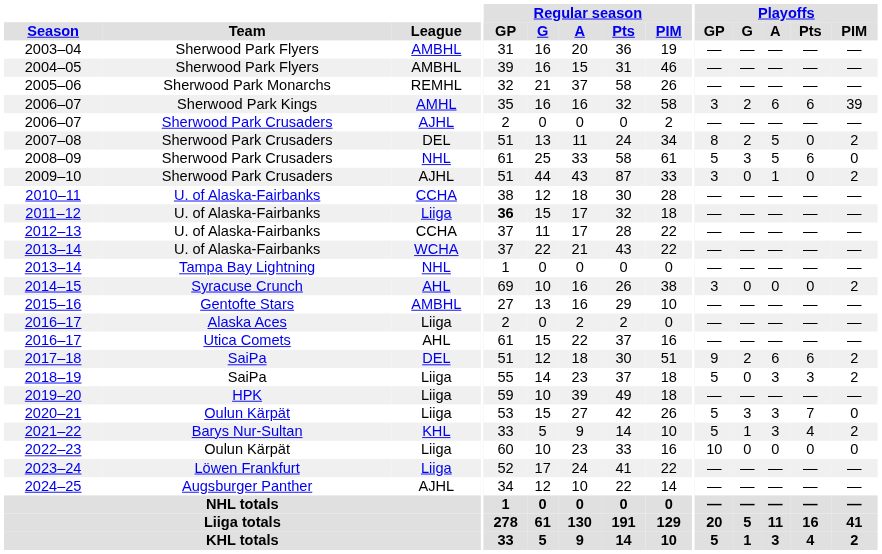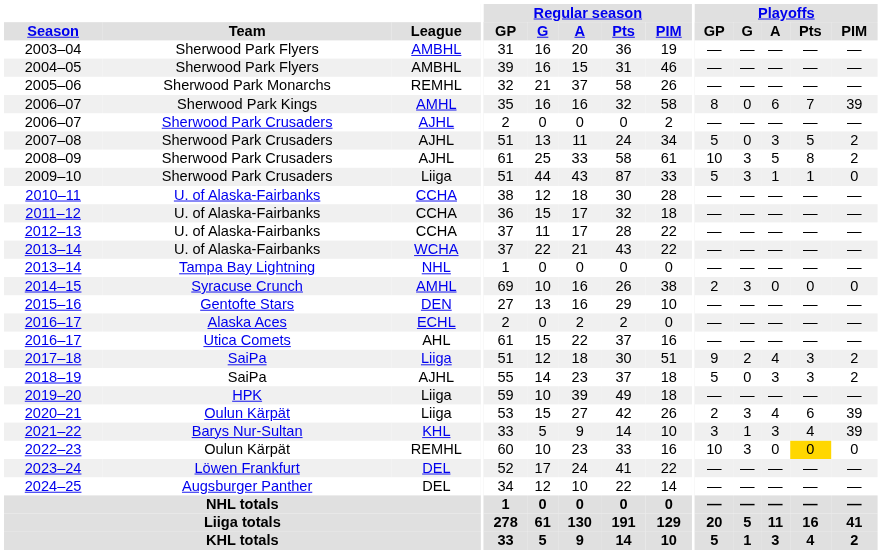(714, 104) 3 -> (714, 104) 8
(747, 104) 2 -> (747, 104) 0
(810, 104) 6 -> (810, 104) 7
(436, 140) DEL -> (436, 140) AJHL
(714, 140) 8 -> (714, 140) 5
(747, 140) 2 -> (747, 140) 0
(775, 140) 5 -> (775, 140) 3
(810, 140) 0 -> (810, 140) 5
(436, 158) NHL -> (436, 158) AJHL
(714, 158) 5 -> (714, 158) 10
(810, 158) 6 -> (810, 158) 8
(854, 158) 0 -> (854, 158) 2
(436, 176) AJHL -> (436, 176) Liiga
(714, 176) 3 -> (714, 176) 5
(747, 176) 0 -> (747, 176) 3
(810, 176) 0 -> (810, 176) 1
(854, 176) 2 -> (854, 176) 0
(436, 213) Liiga -> (436, 213) CCHA
(506, 213) bold -> (506, 213) normal
(436, 286) AHL -> (436, 286) AMHL
(714, 286) 3 -> (714, 286) 2
(747, 286) 0 -> (747, 286) 3
(854, 286) 2 -> (854, 286) 0
(436, 304) AMBHL -> (436, 304) DEN
(436, 322) Liiga -> (436, 322) ECHL
(436, 358) DEL -> (436, 358) Liiga
(775, 358) 6 -> (775, 358) 4
(810, 358) 6 -> (810, 358) 3
(436, 377) Liiga -> (436, 377) AJHL
(714, 413) 5 -> (714, 413) 2
(775, 413) 3 -> (775, 413) 4
(810, 413) 7 -> (810, 413) 6
(854, 413) 0 -> (854, 413) 39
(714, 431) 5 -> (714, 431) 3
(854, 431) 2 -> (854, 431) 39
(436, 449) Liiga -> (436, 449) REMHL
(747, 449) 0 -> (747, 449) 3
(810, 449) no background -> (810, 449) gold background
(436, 468) Liiga -> (436, 468) DEL
(436, 486) AJHL -> (436, 486) DEL
